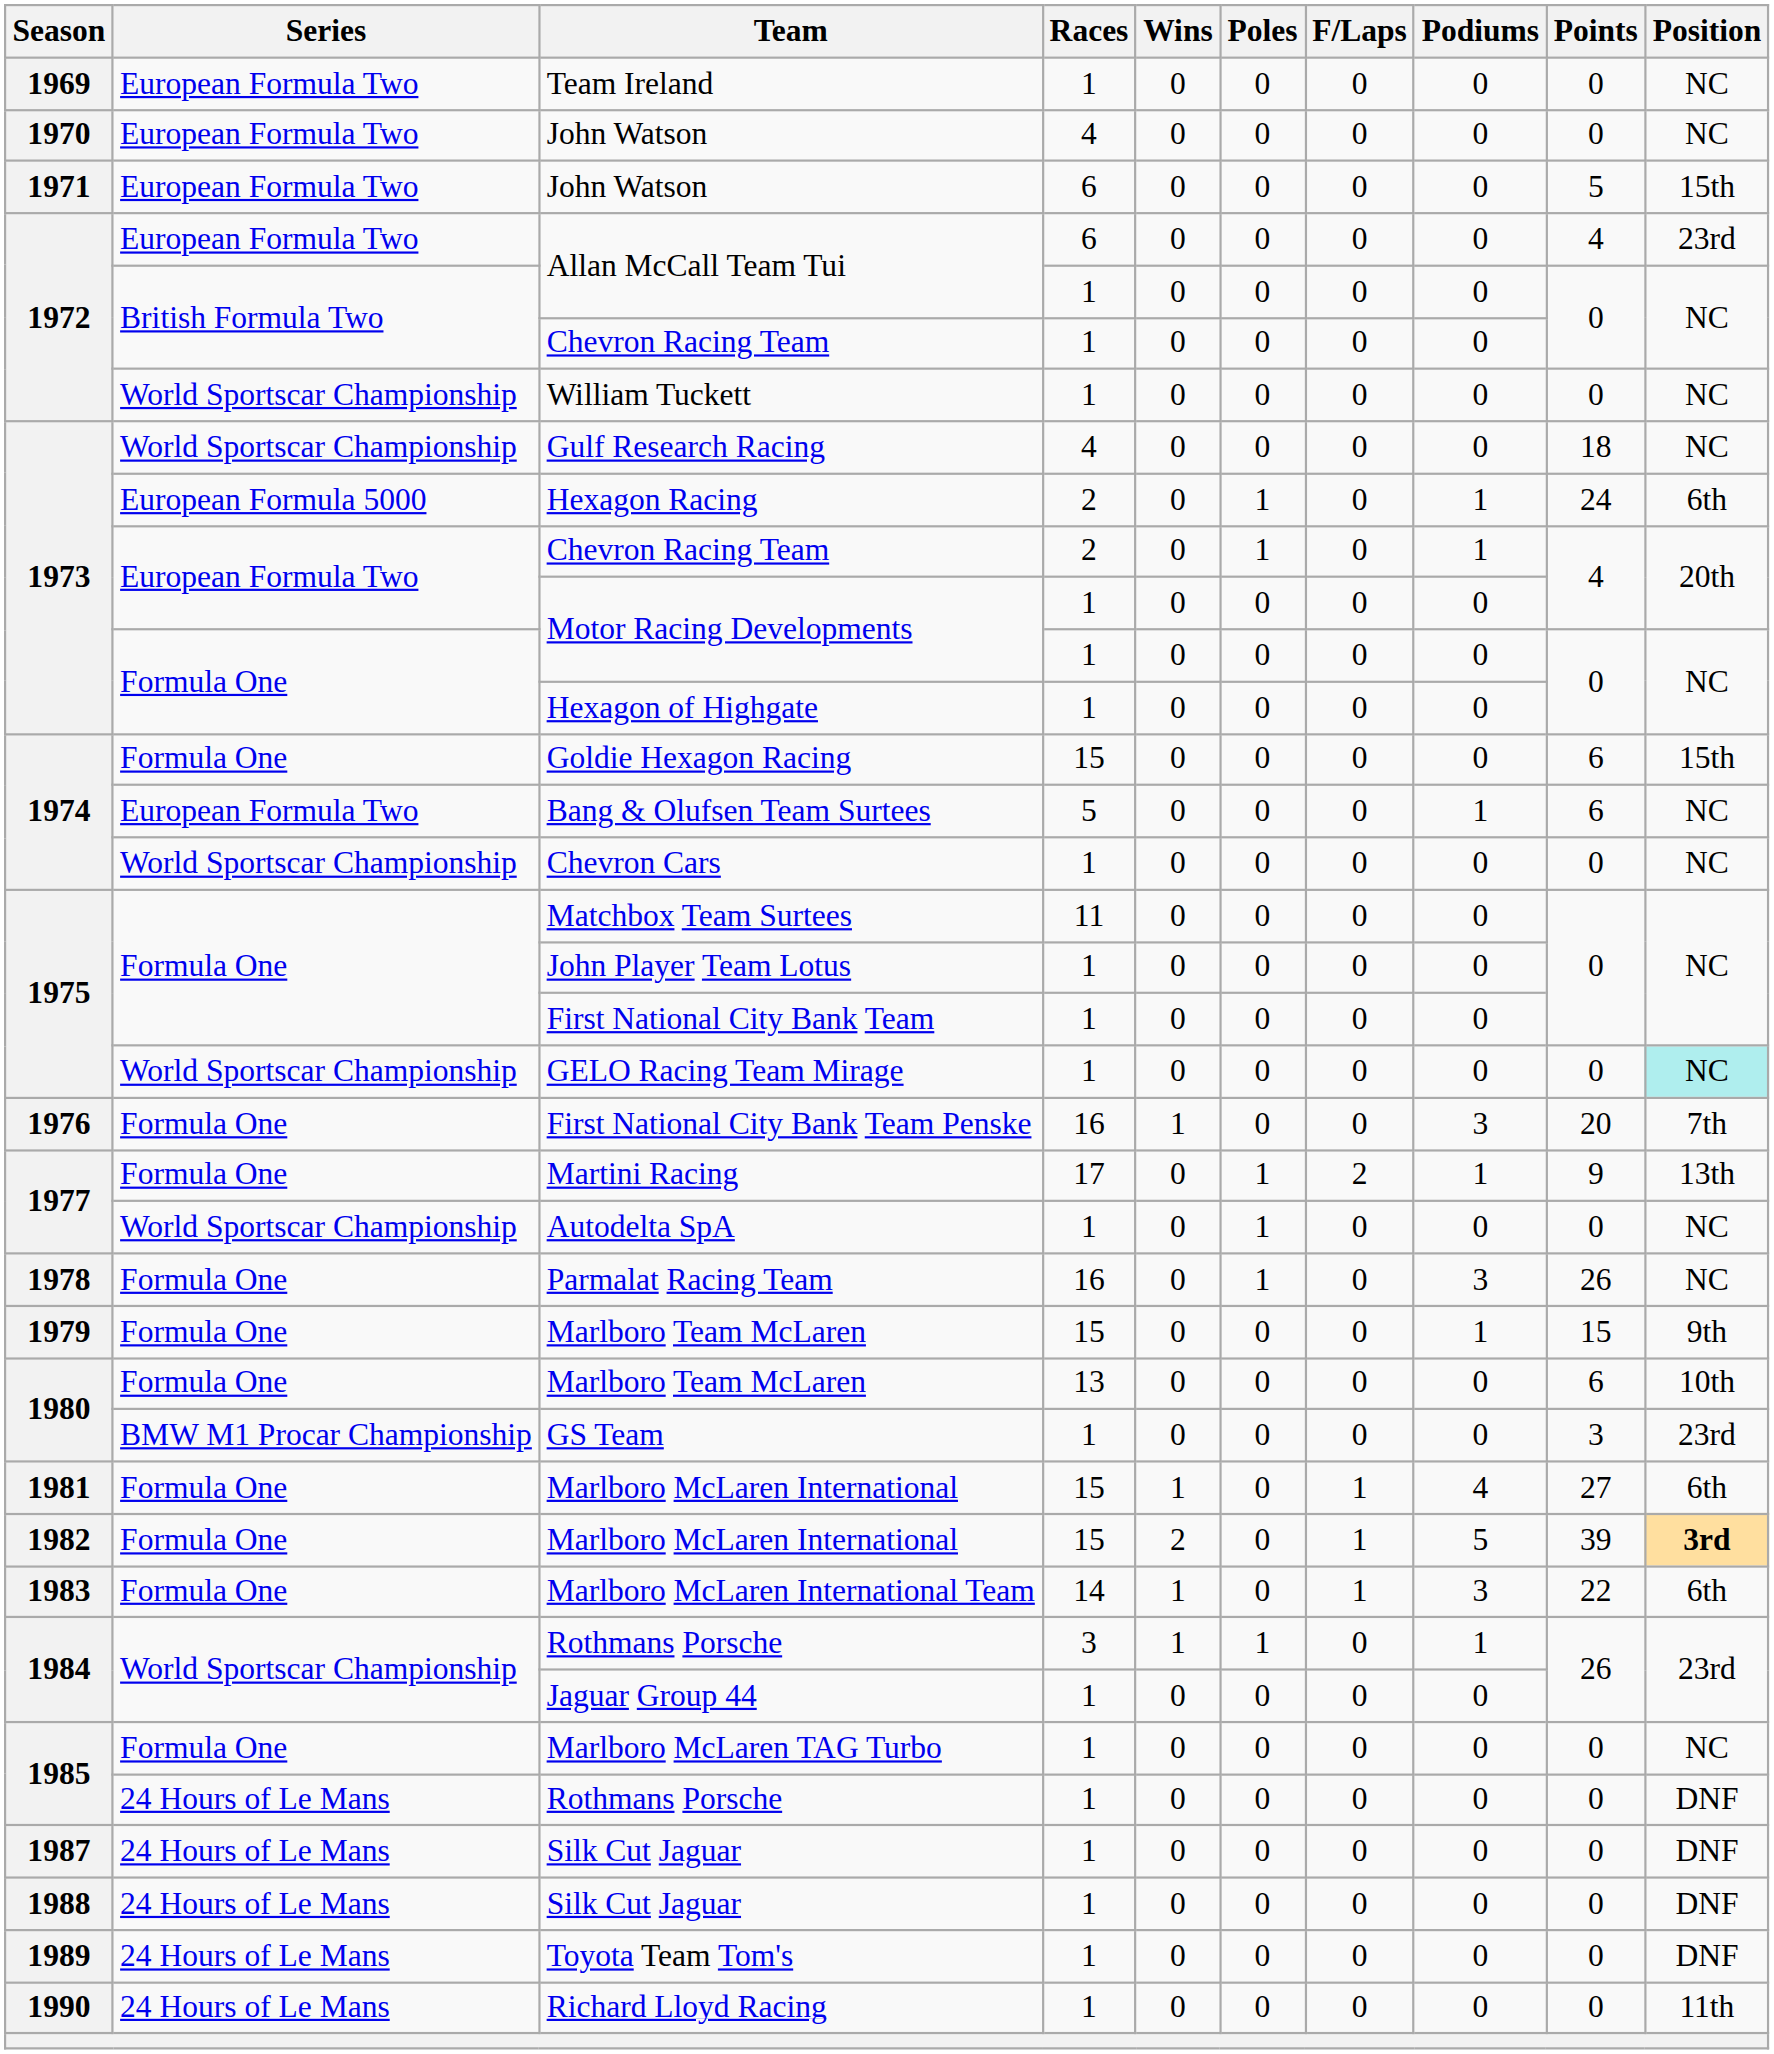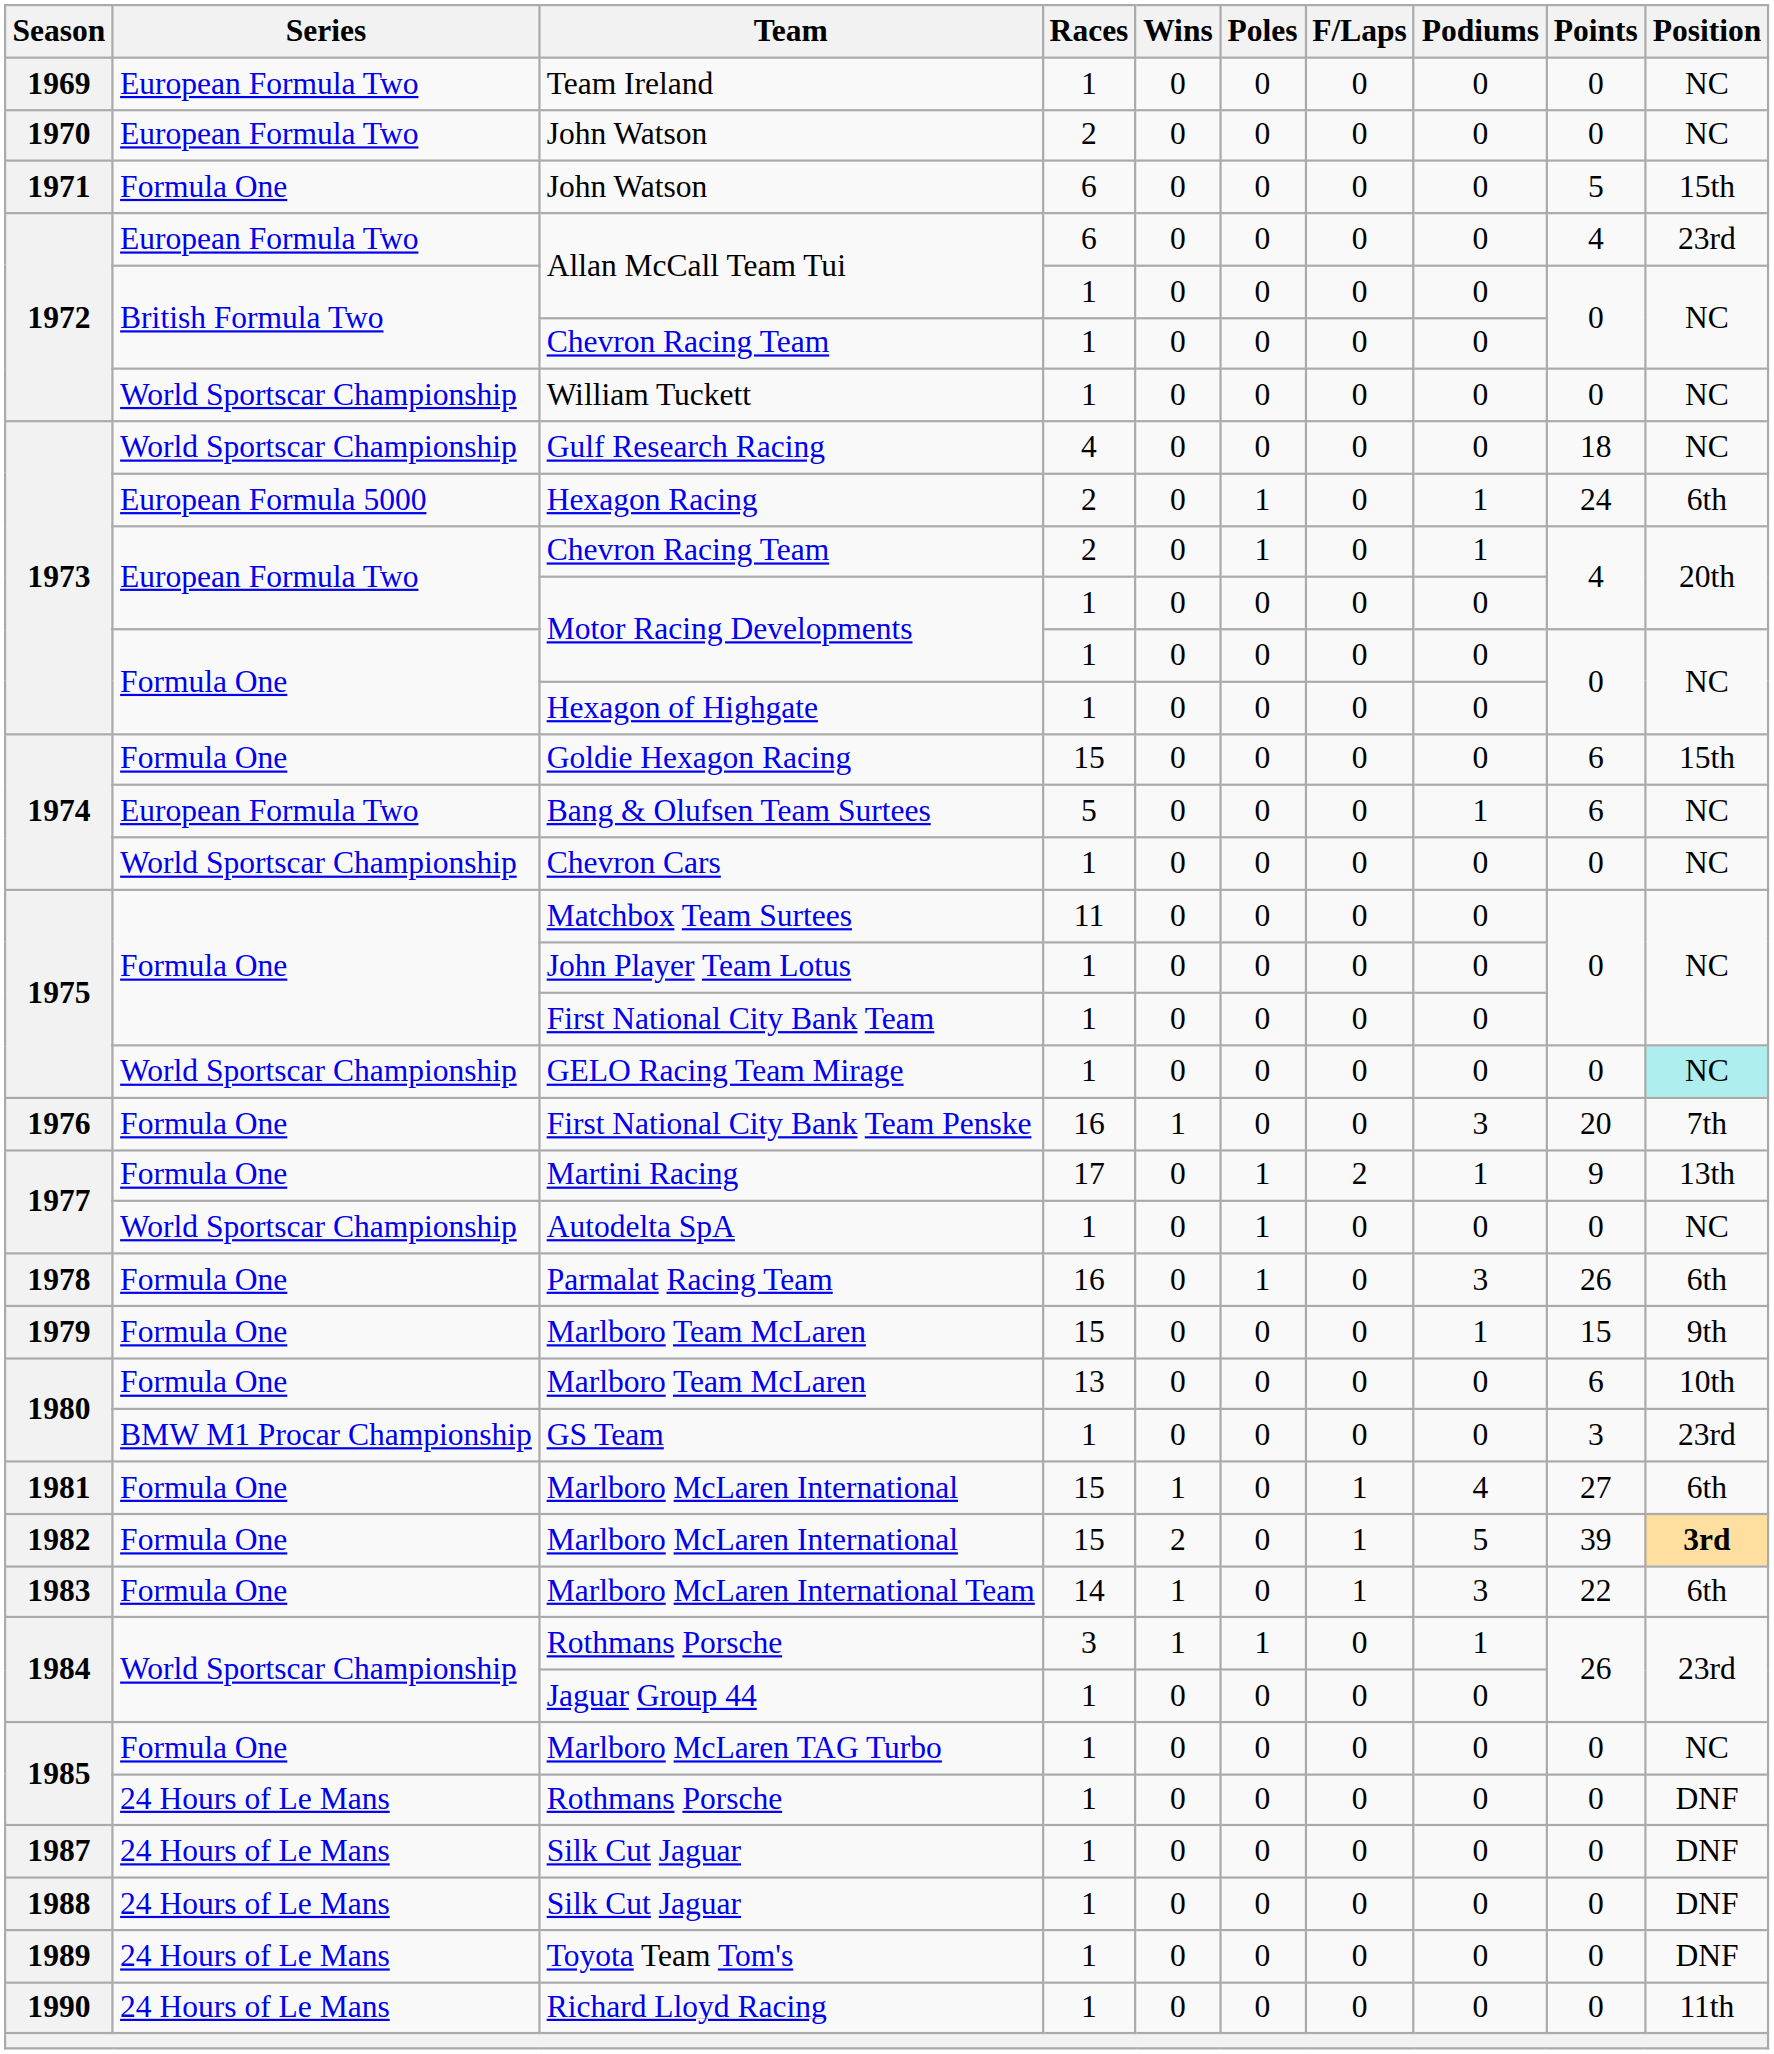(1089, 134) 4 -> (1089, 134) 2
(269, 186) European Formula Two -> (204, 186) Formula One
(1707, 1279) NC -> (1707, 1279) 6th
